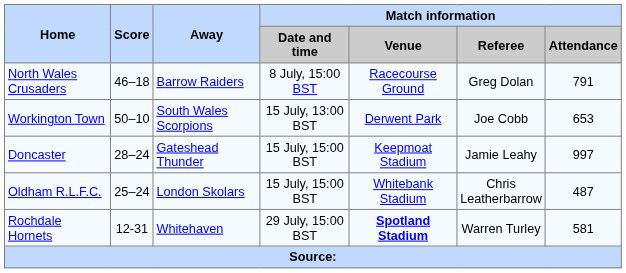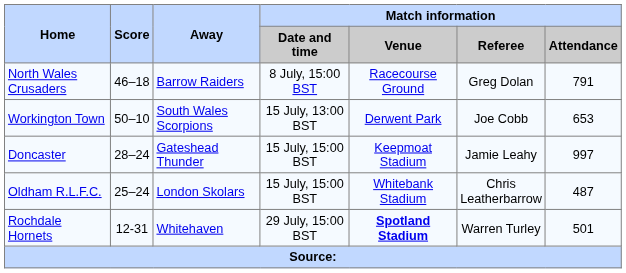(583, 228) 581 -> (583, 228) 501
